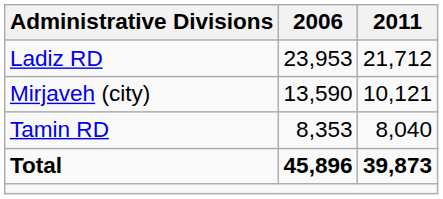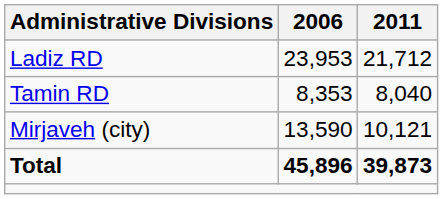rows swapped: (59, 129) <-> (80, 93)
